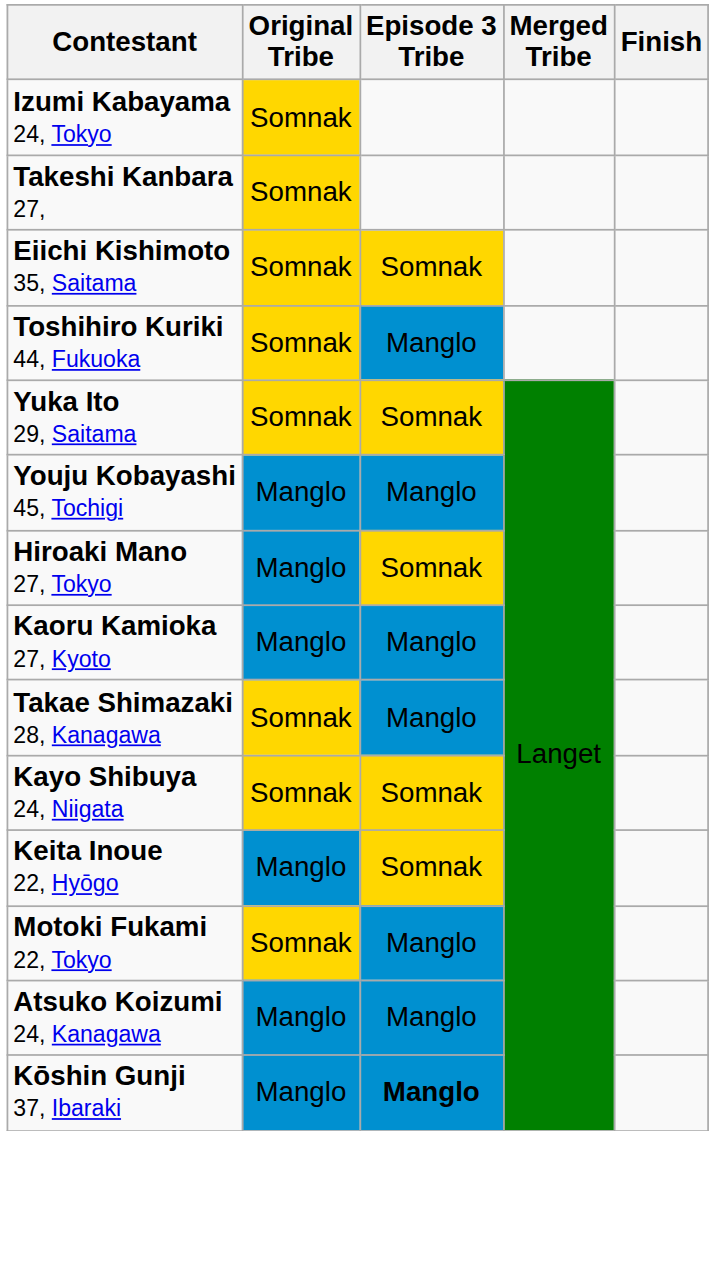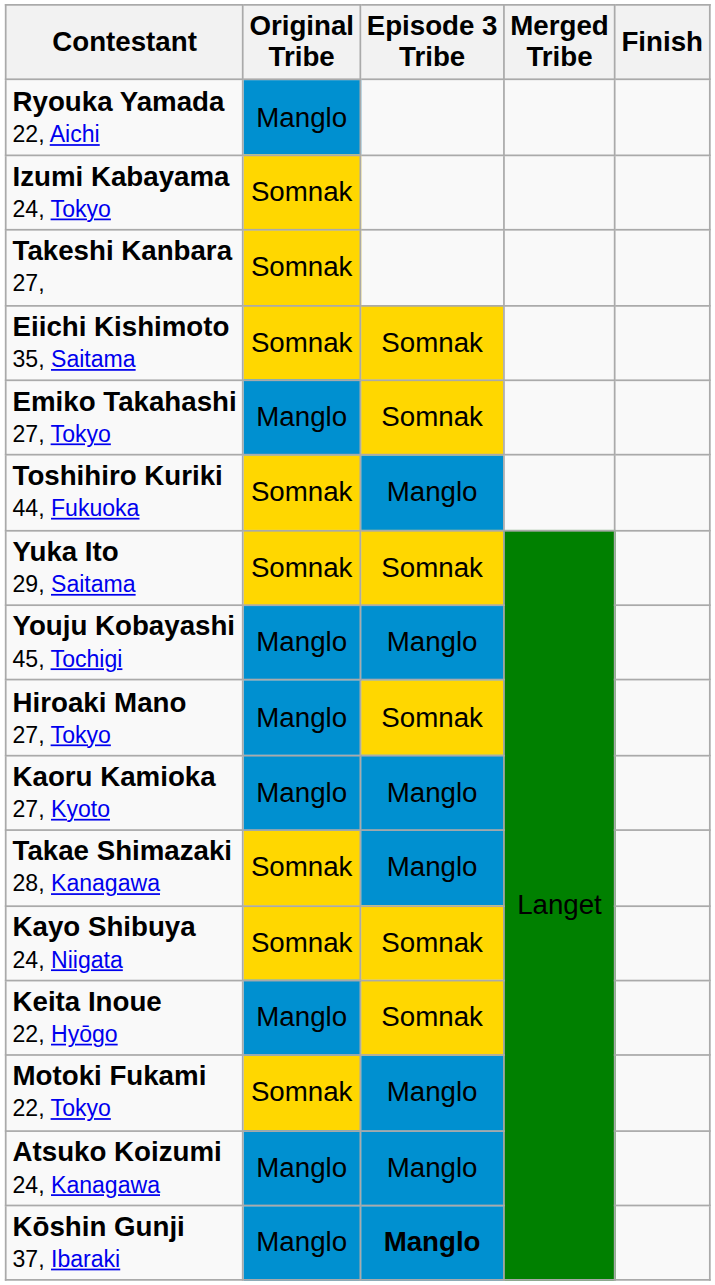+ row: (118, 117)
+ row: (125, 417)
